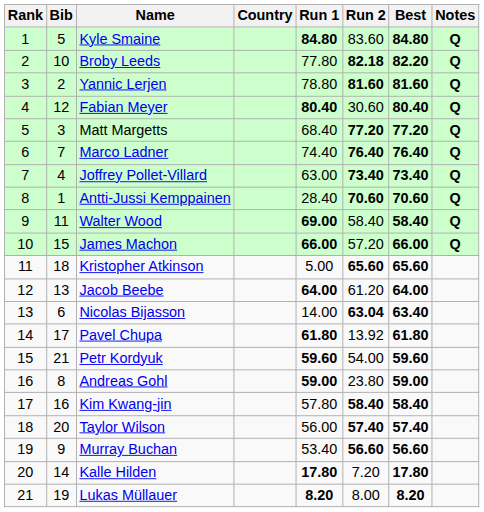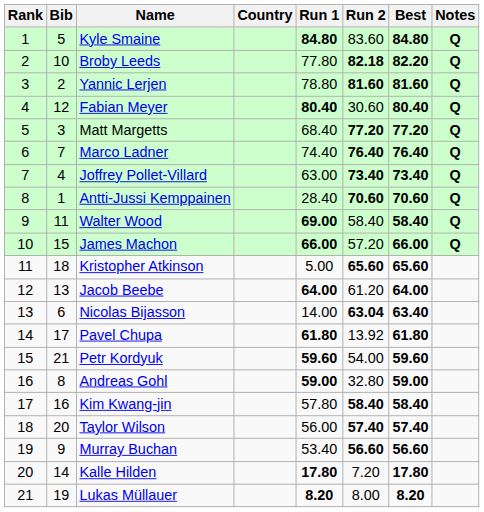(366, 381) 23.80 -> (366, 381) 32.80
